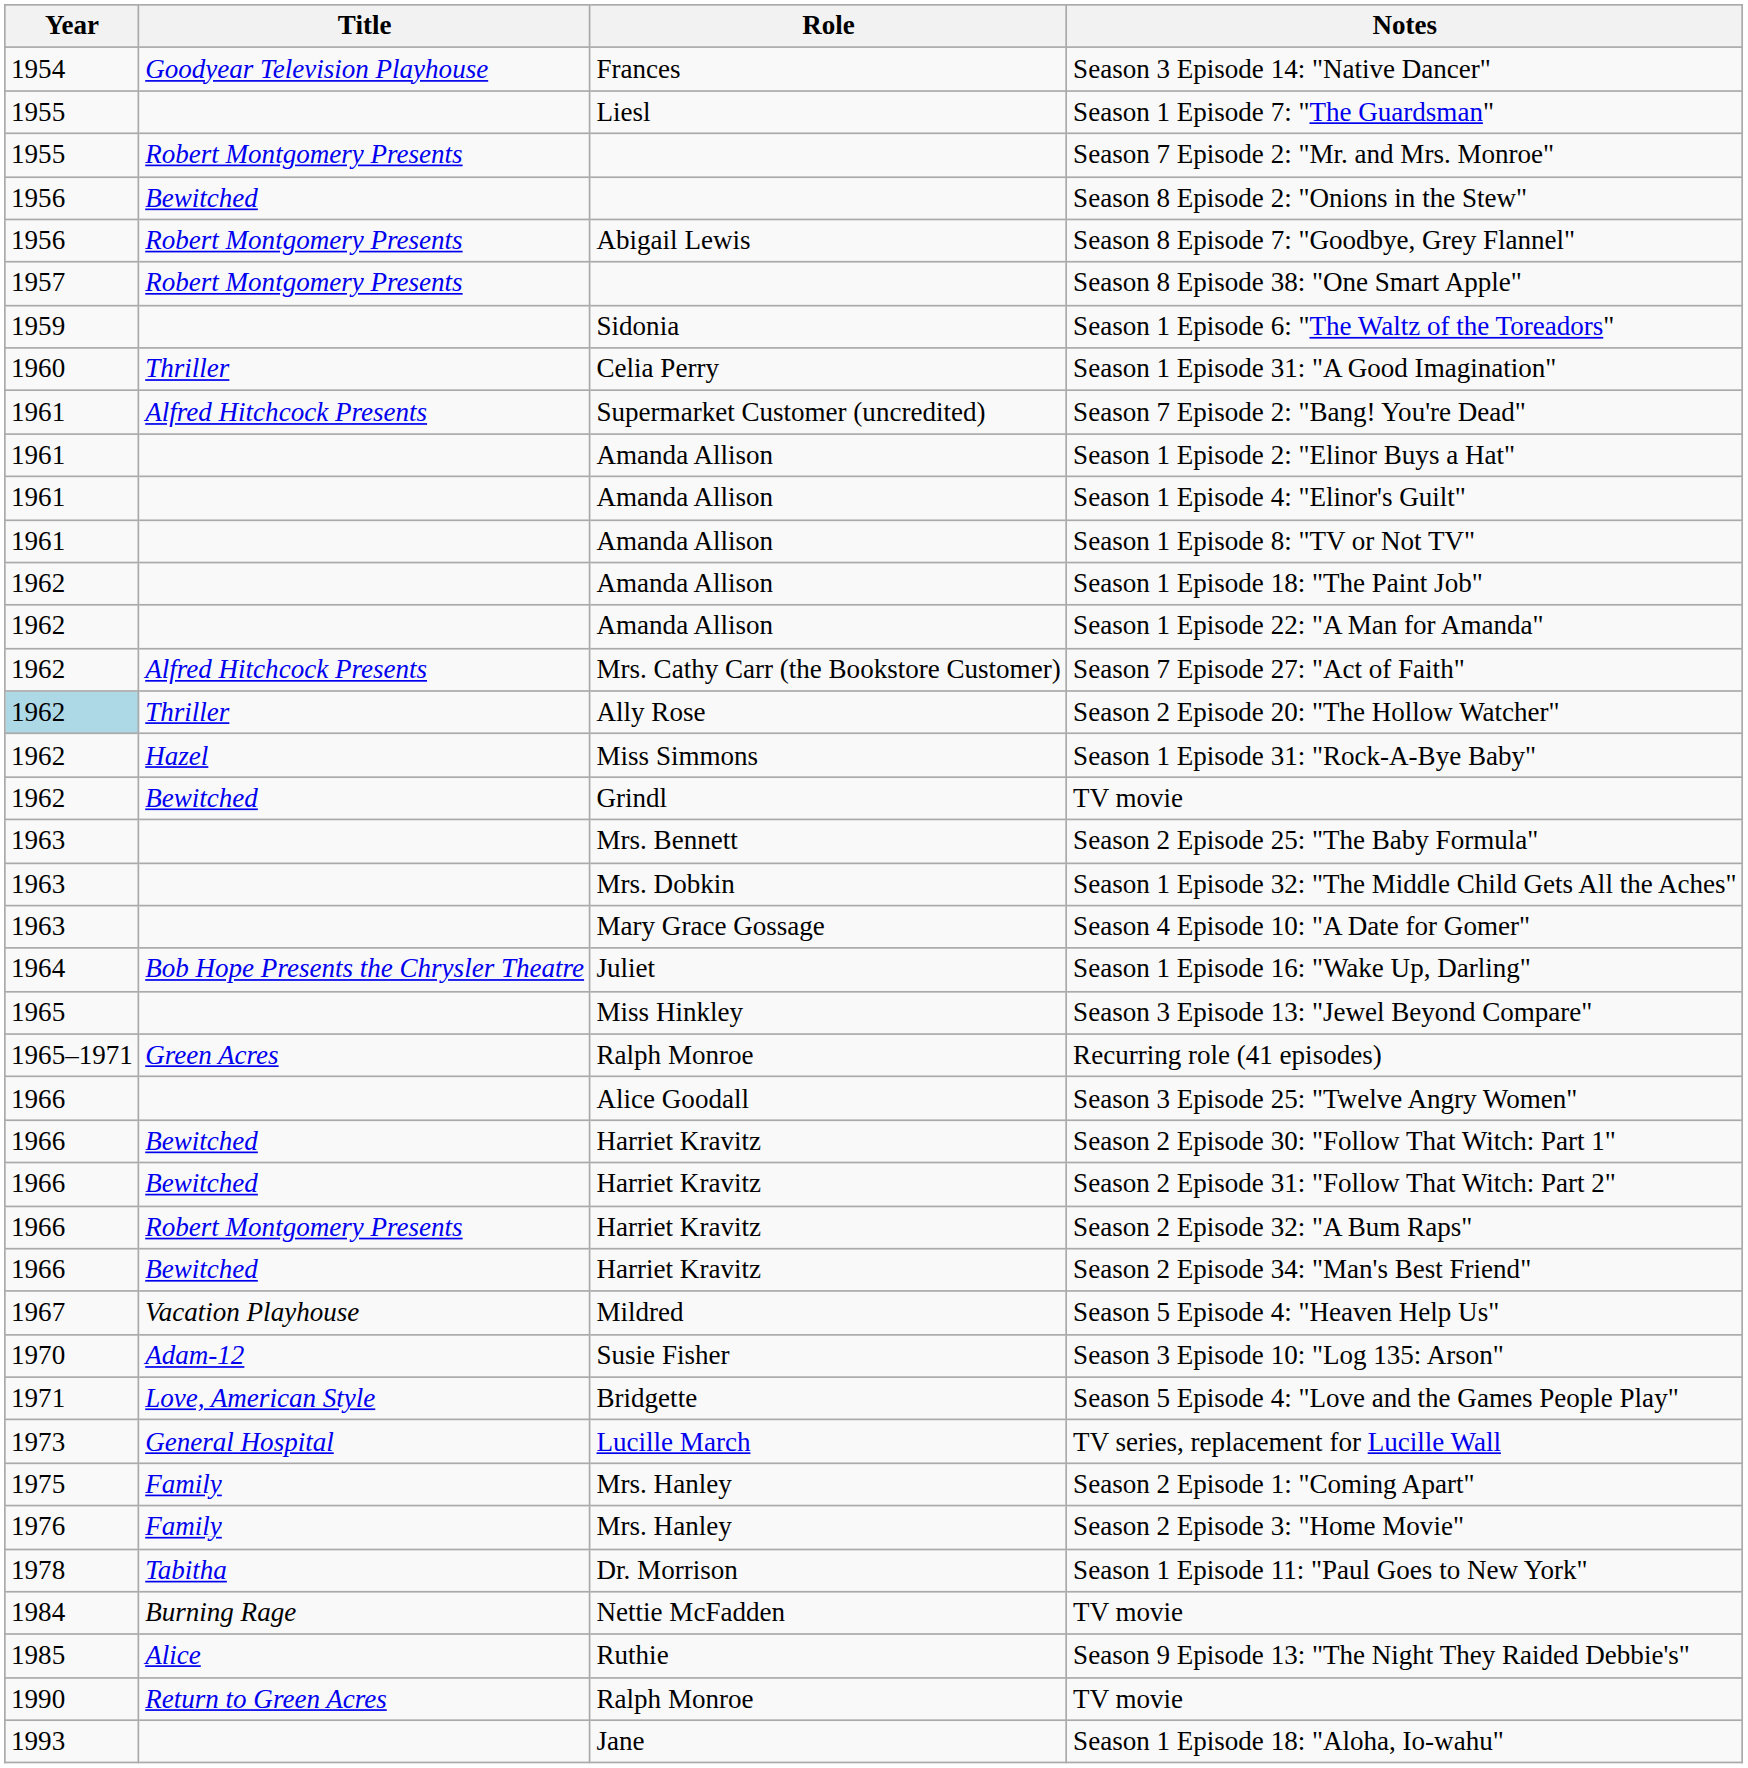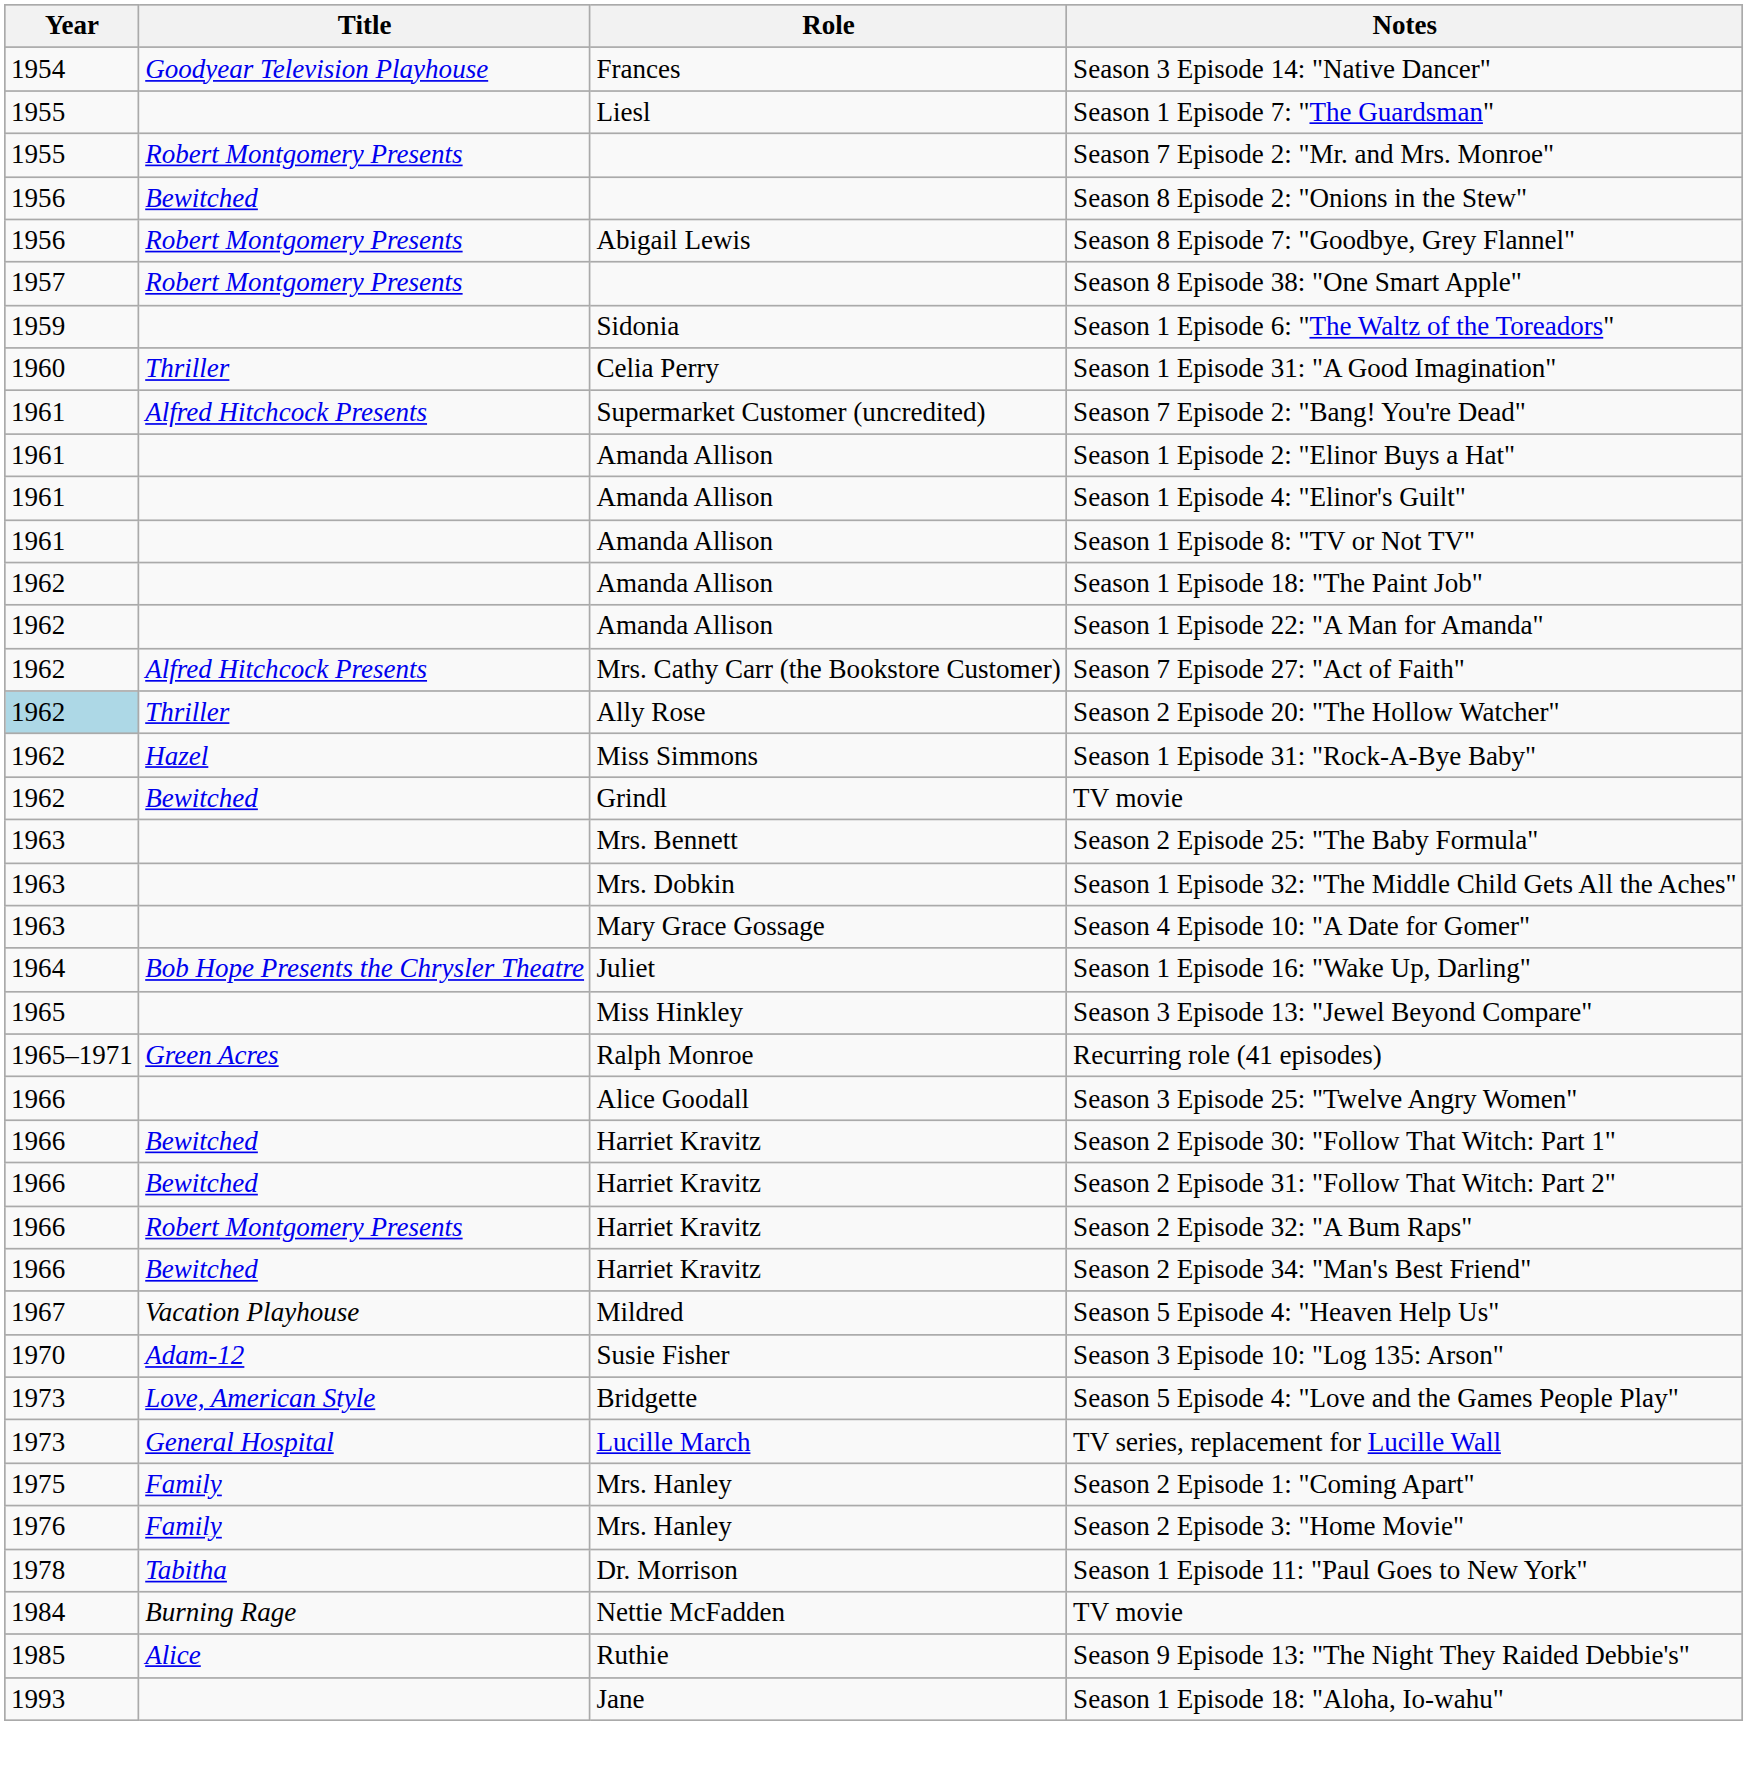(38, 1398) 1971 -> (38, 1398) 1973
- row: (675, 1698)
